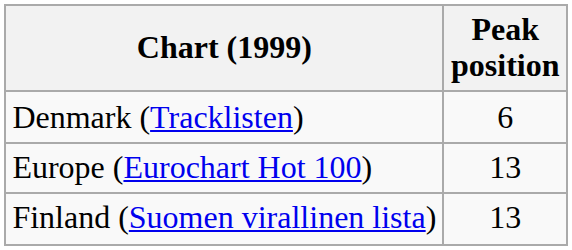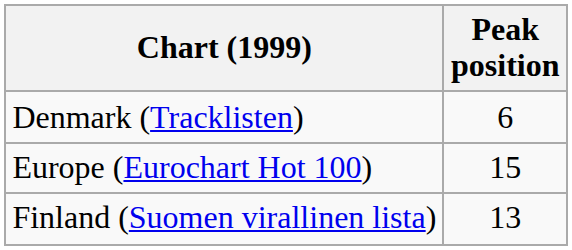(505, 167) 13 -> (505, 167) 15
